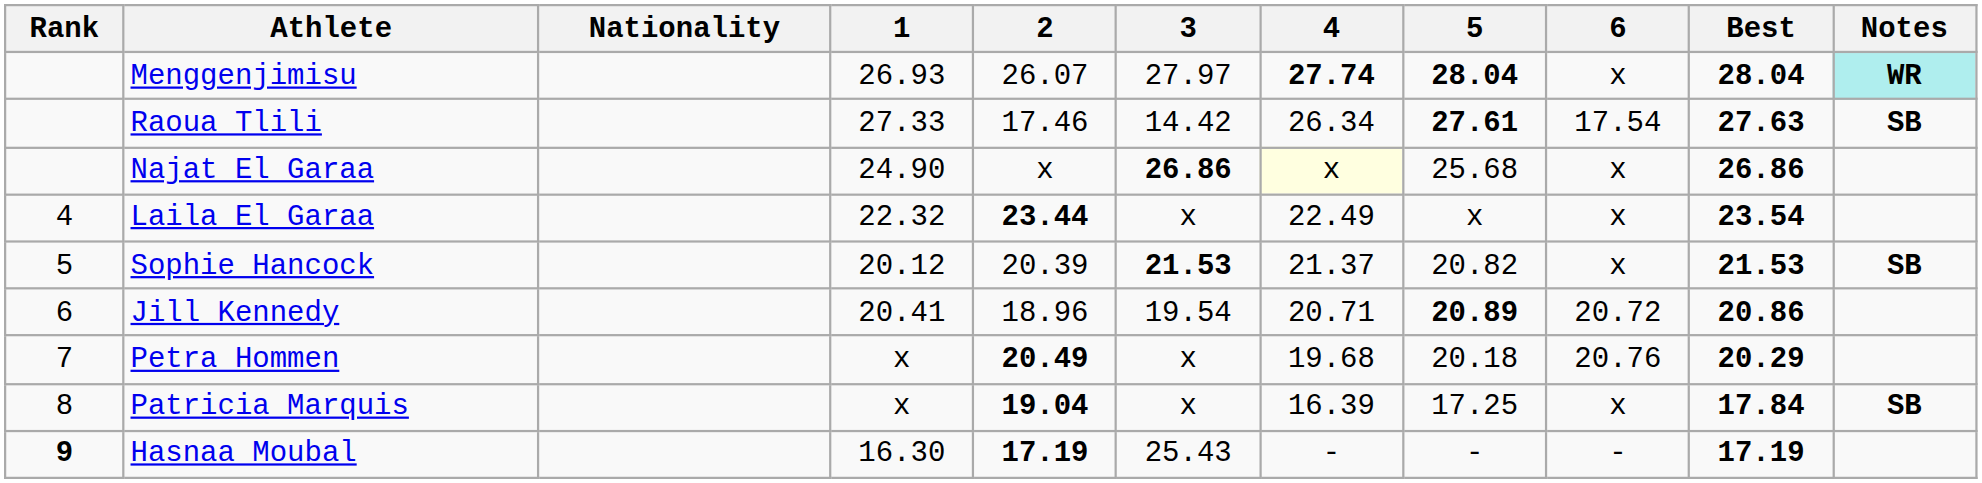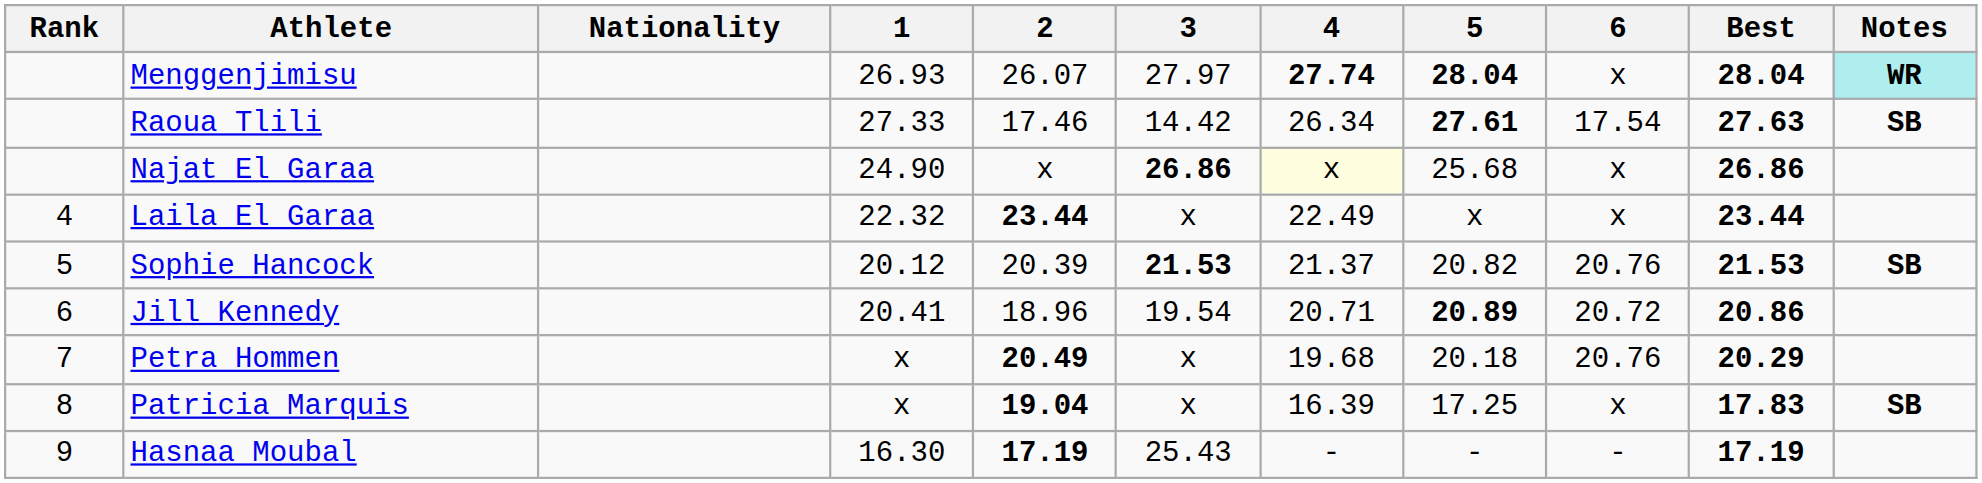(1761, 218) 23.54 -> (1761, 218) 23.44
(1618, 265) x -> (1618, 265) 20.76
(1761, 407) 17.84 -> (1761, 407) 17.83
(64, 454) bold -> (64, 454) normal
